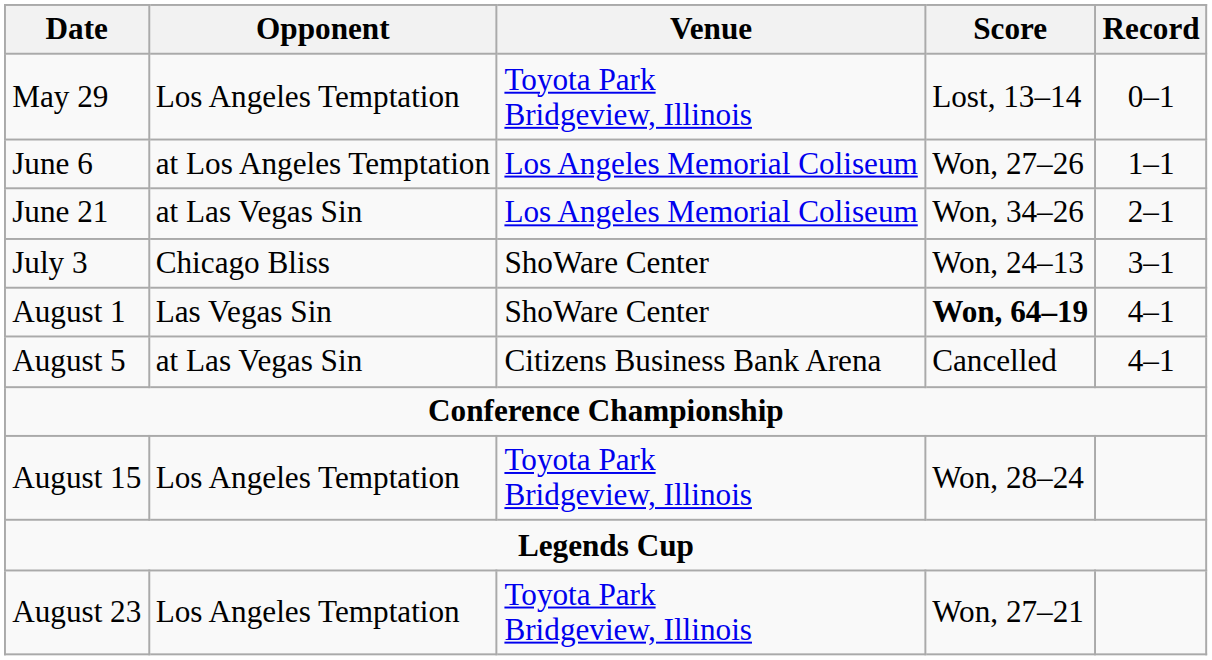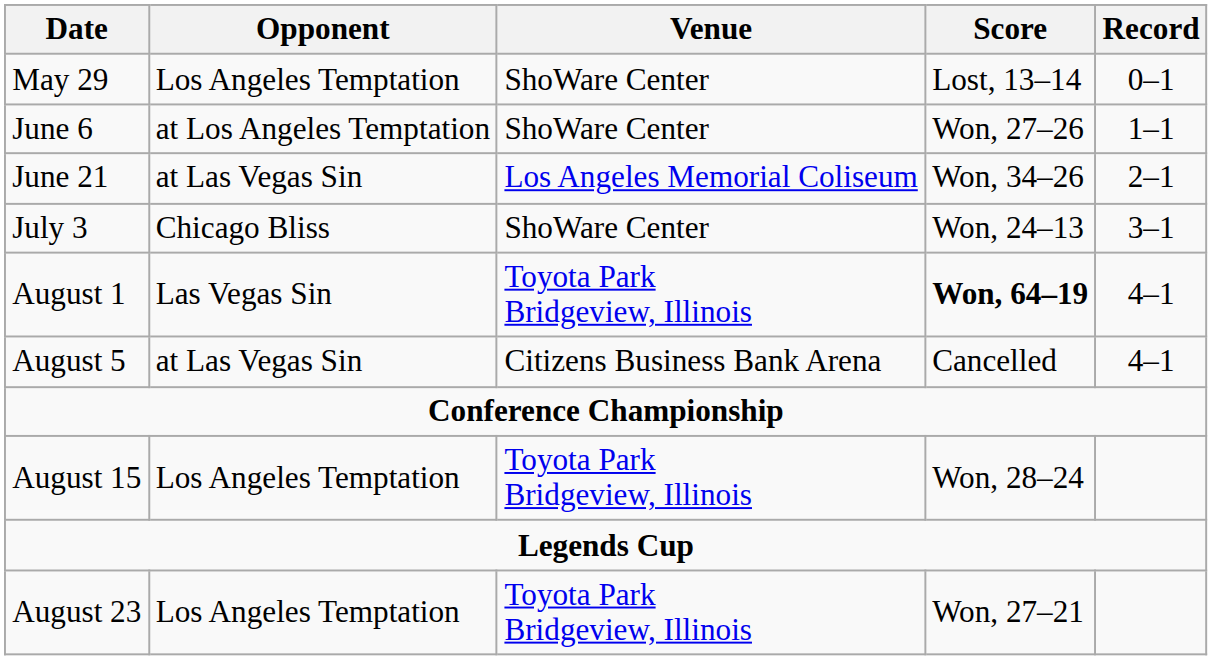(628, 96) Toyota Park Bridgeview, Illinois -> (607, 78) ShoWare Center
(711, 163) Los Angeles Memorial Coliseum -> (607, 128) ShoWare Center
(607, 311) ShoWare Center -> (628, 294) Toyota Park Bridgeview, Illinois
